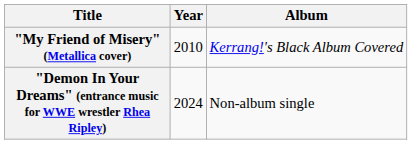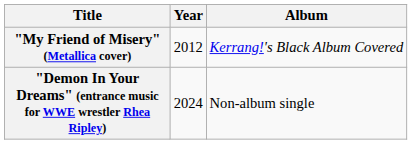(188, 47) 2010 -> (188, 47) 2012
